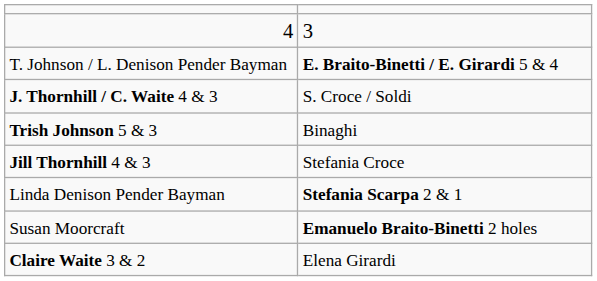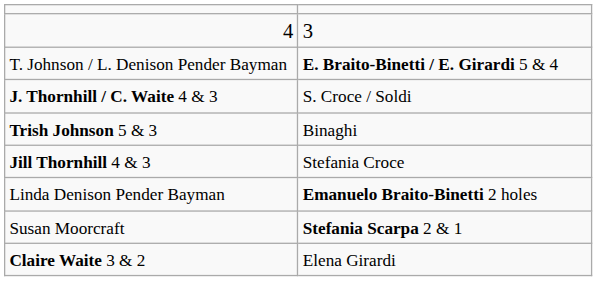(382, 195) Stefania Scarpa 2 & 1 -> (420, 195) Emanuelo Braito-Binetti 2 holes
(420, 228) Emanuelo Braito-Binetti 2 holes -> (382, 228) Stefania Scarpa 2 & 1
